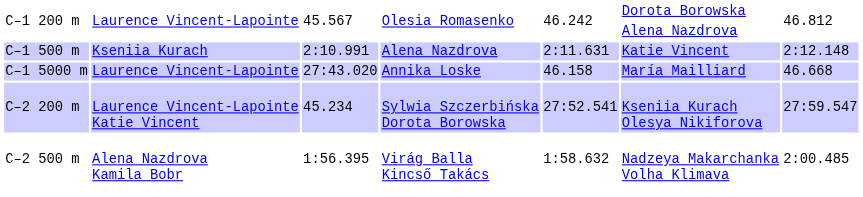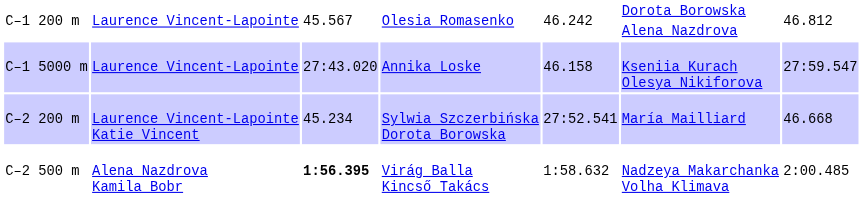- row: (42, 51)
(684, 72) María Mailliard -> (692, 75) Kseniia Kurach Olesya Nikiforova
(808, 72) 46.668 -> (820, 67) 27:59.547
(692, 116) Kseniia Kurach Olesya Nikiforova -> (684, 119) María Mailliard
(820, 108) 27:59.547 -> (808, 119) 46.668
(336, 160) normal -> (336, 171) bold
